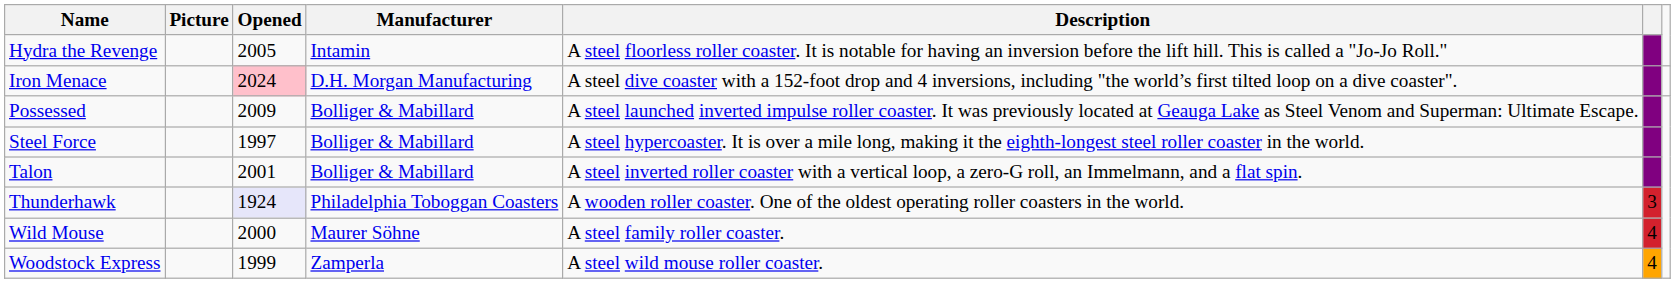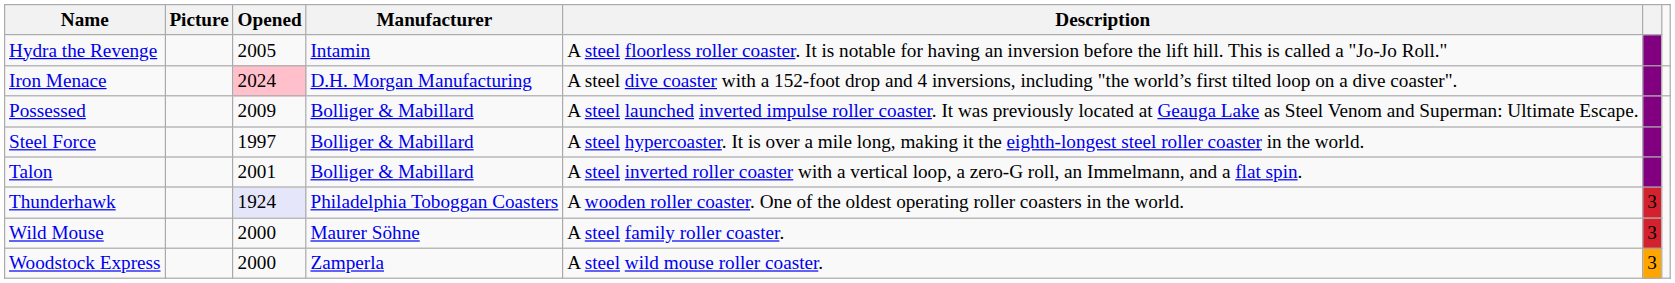(1652, 232) 4 -> (1652, 232) 3
(257, 263) 1999 -> (257, 263) 2000
(1652, 263) 4 -> (1652, 263) 3
